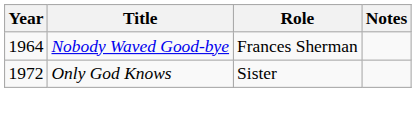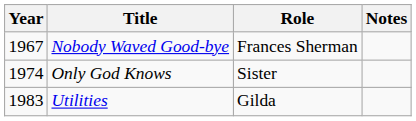(26, 45) 1964 -> (26, 45) 1967
(26, 73) 1972 -> (26, 73) 1974
+ row: (80, 101)
